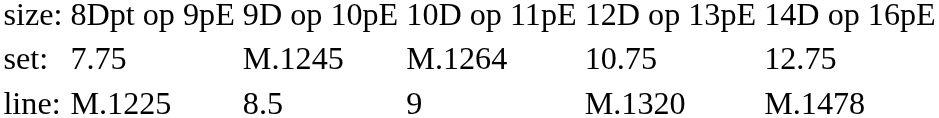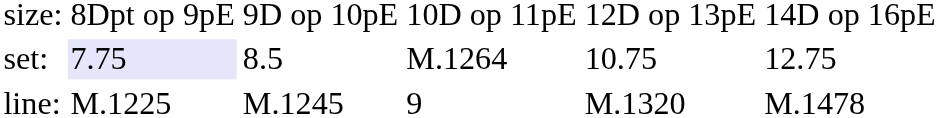(99, 58) no background -> (99, 58) lavender background
(293, 58) M.1245 -> (263, 58) 8.5
(263, 103) 8.5 -> (293, 103) M.1245
